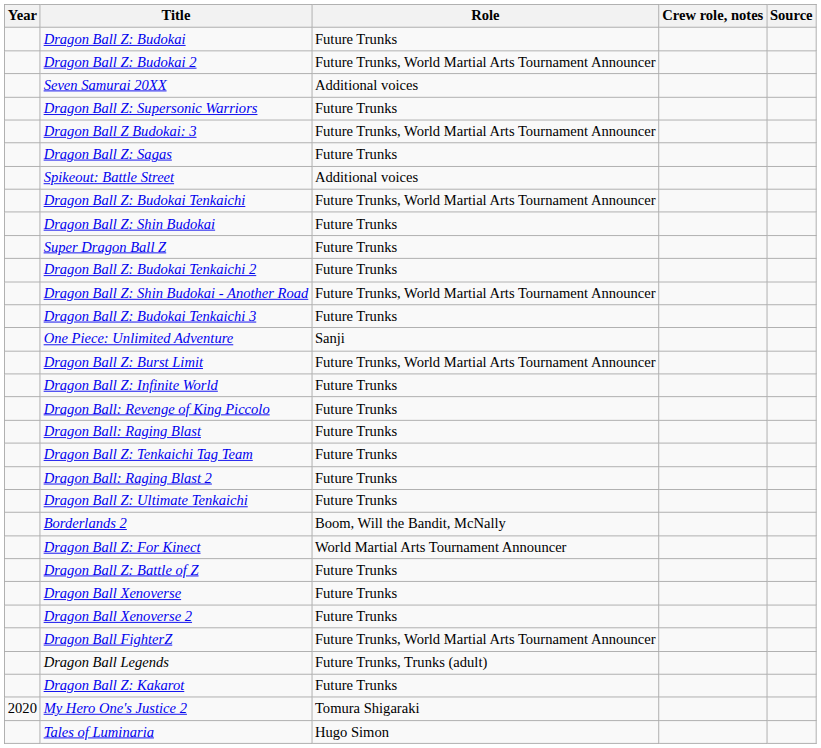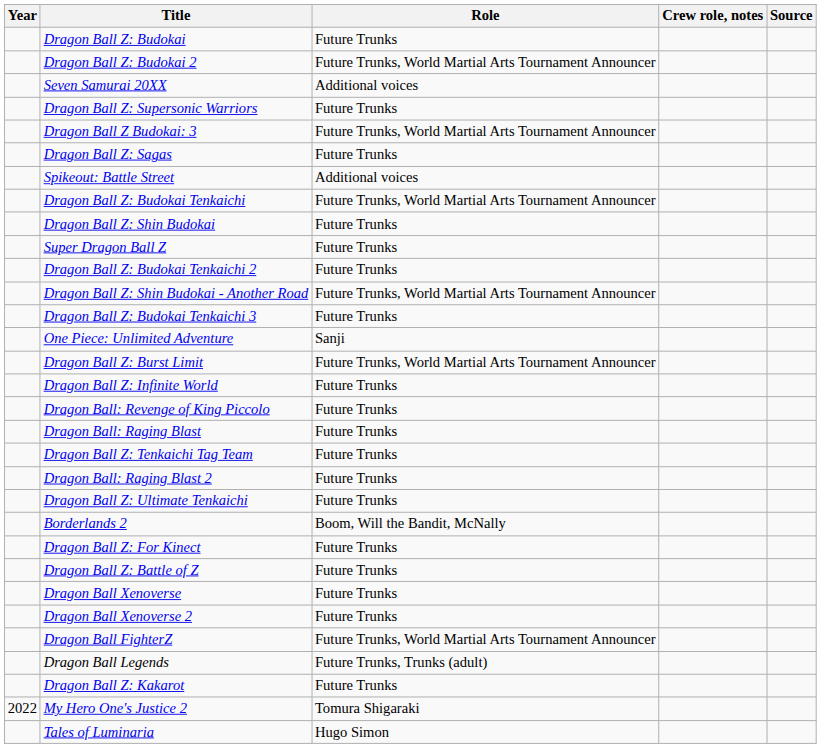(441, 547) World Martial Arts Tournament Announcer -> (356, 547) Future Trunks
(22, 708) 2020 -> (22, 708) 2022
